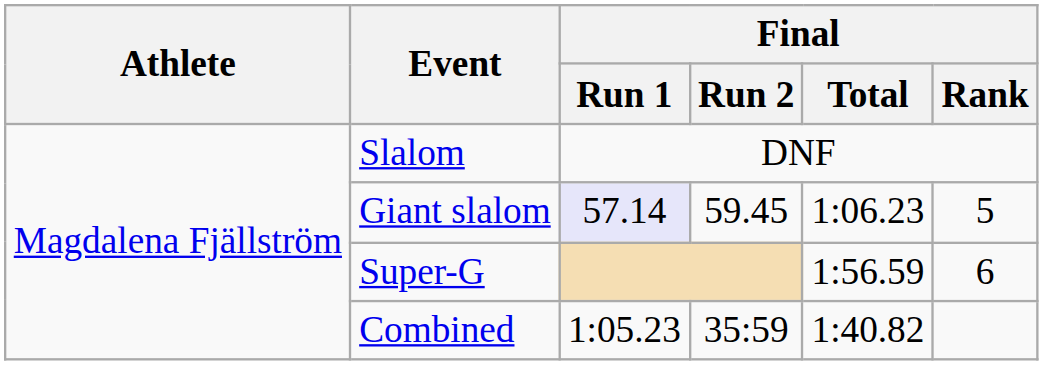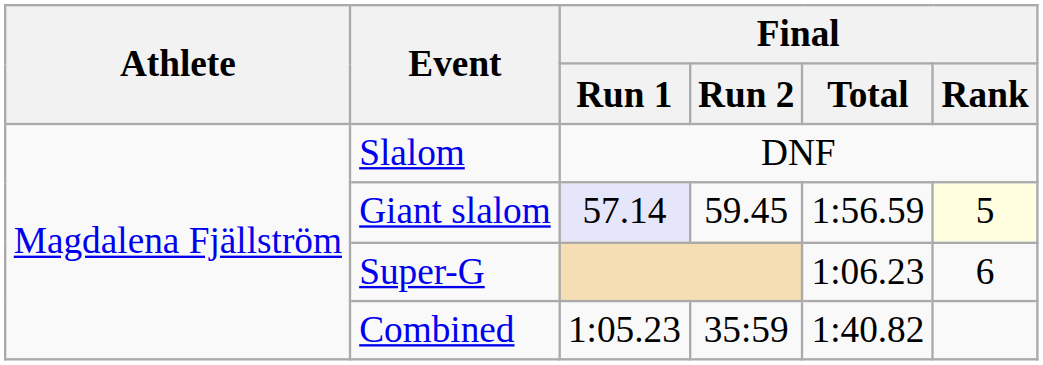(868, 211) 1:06.23 -> (868, 211) 1:56.59
(985, 211) no background -> (985, 211) lightyellow background
(868, 270) 1:56.59 -> (868, 270) 1:06.23
